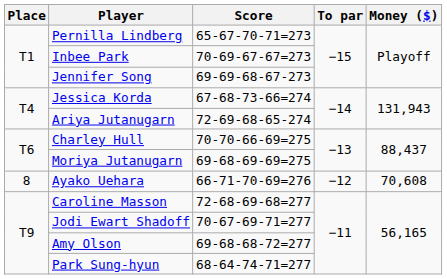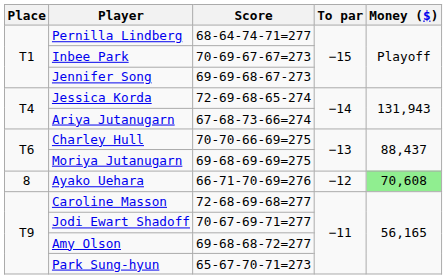(254, 36) 65-67-70-71=273 -> (254, 36) 68-64-74-71=277
(254, 98) 67-68-73-66=274 -> (254, 98) 72-69-68-65-274
(254, 119) 72-69-68-65-274 -> (254, 119) 67-68-73-66=274
(404, 181) no background -> (404, 181) lightgreen background
(254, 264) 68-64-74-71=277 -> (254, 264) 65-67-70-71=273
